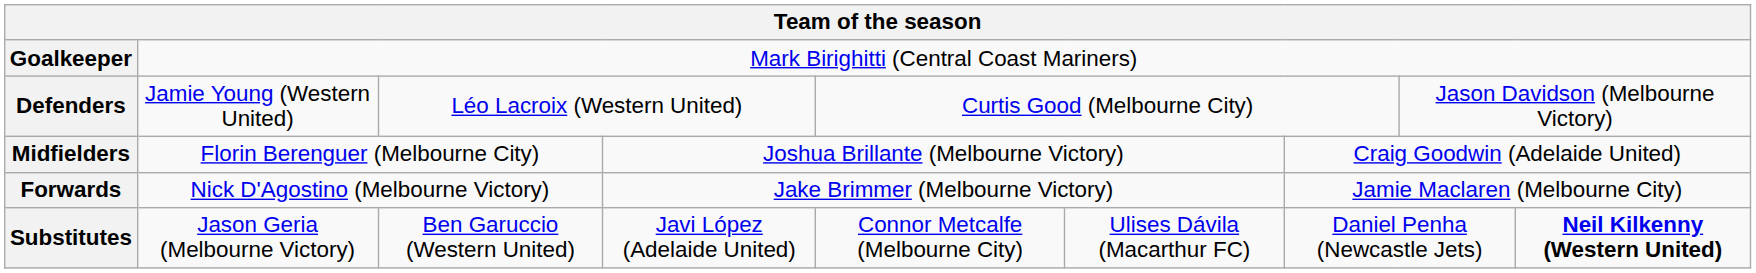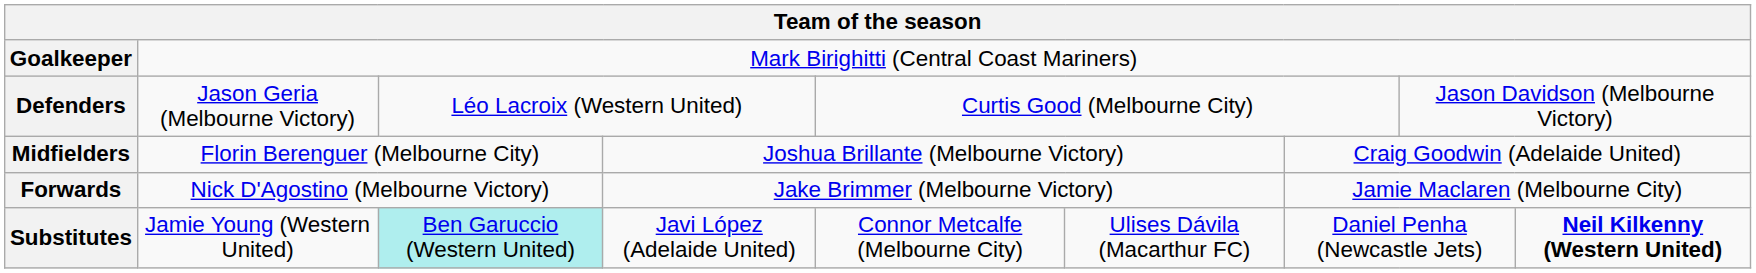(258, 105) Jamie Young (Western United) -> (258, 105) Jason Geria (Melbourne Victory)
(258, 237) Jason Geria (Melbourne Victory) -> (258, 237) Jamie Young (Western United)
(490, 237) no background -> (490, 237) paleturquoise background
